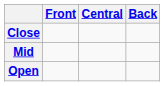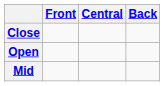rows swapped: (23, 52) <-> (23, 71)
